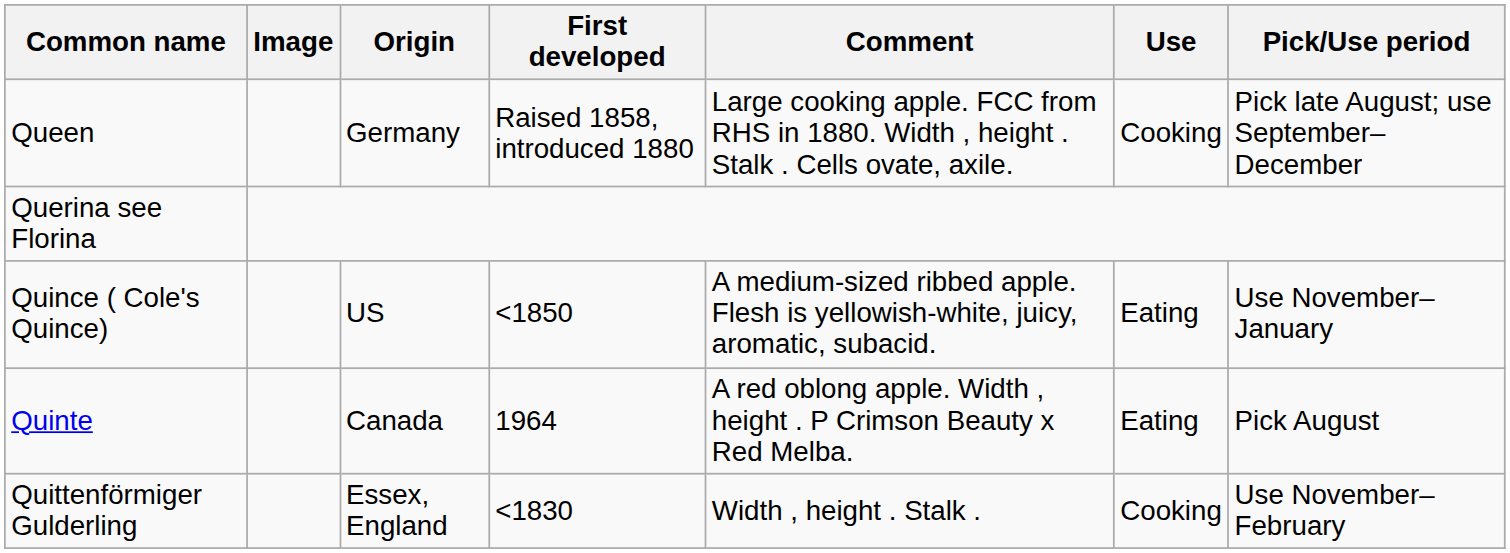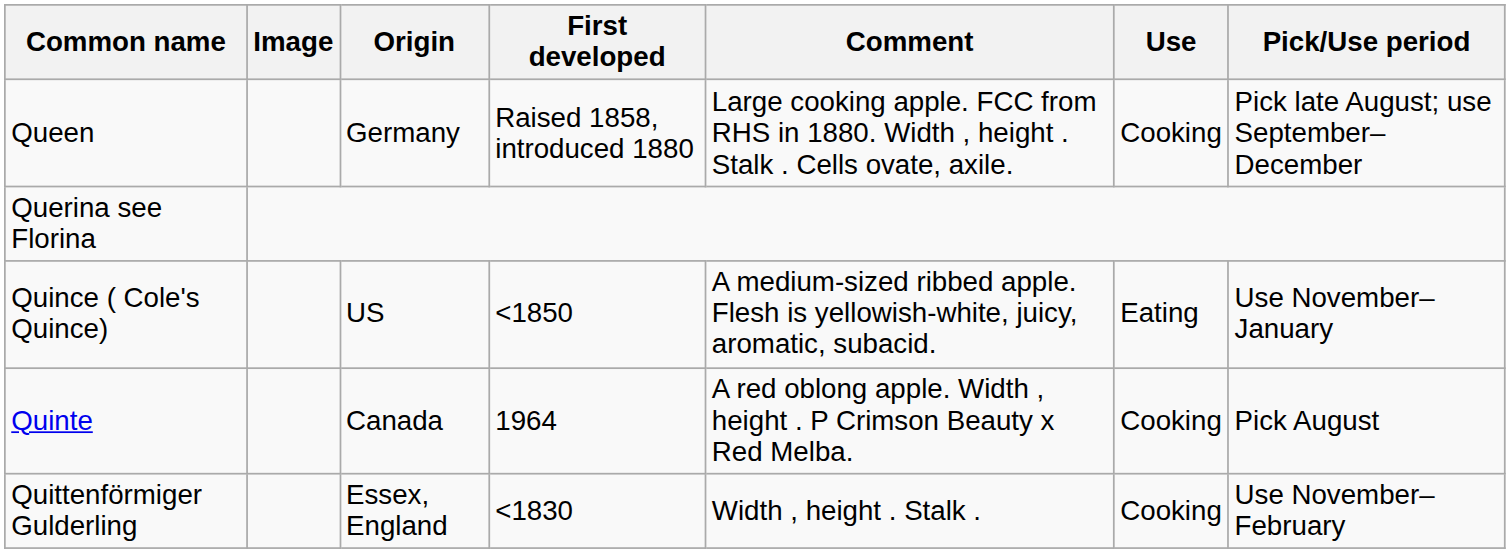(1160, 420) Eating -> (1171, 420) Cooking
